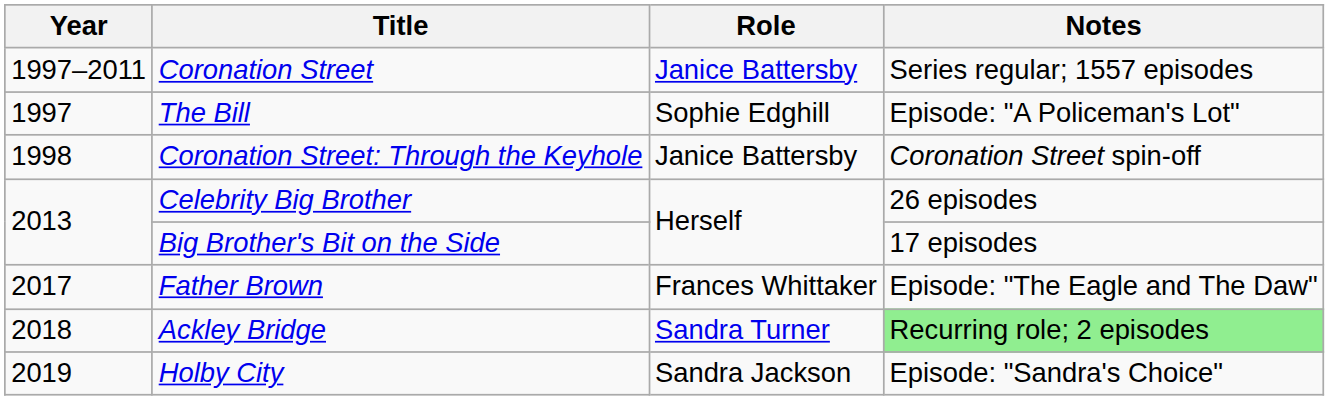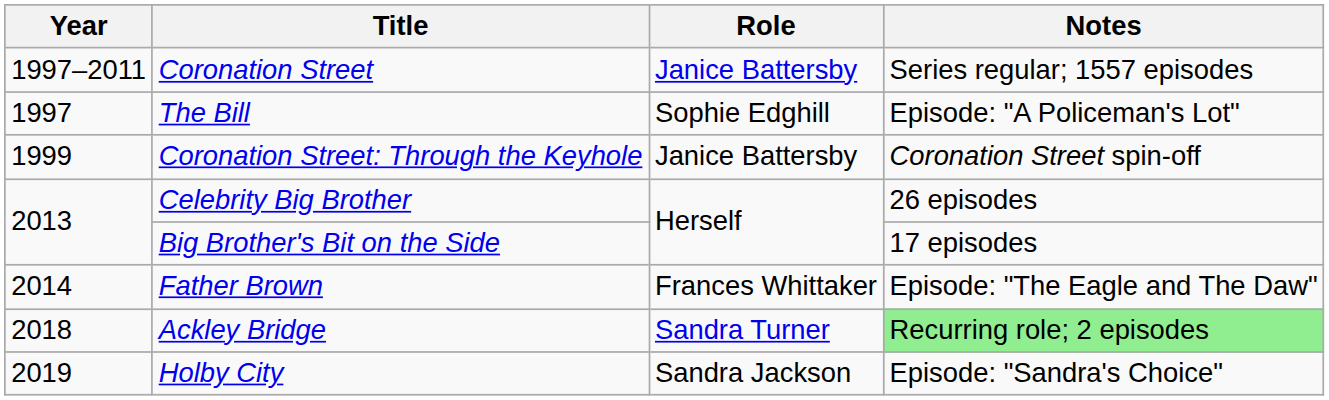(42, 156) 1998 -> (42, 156) 1999
(42, 286) 2017 -> (42, 286) 2014
